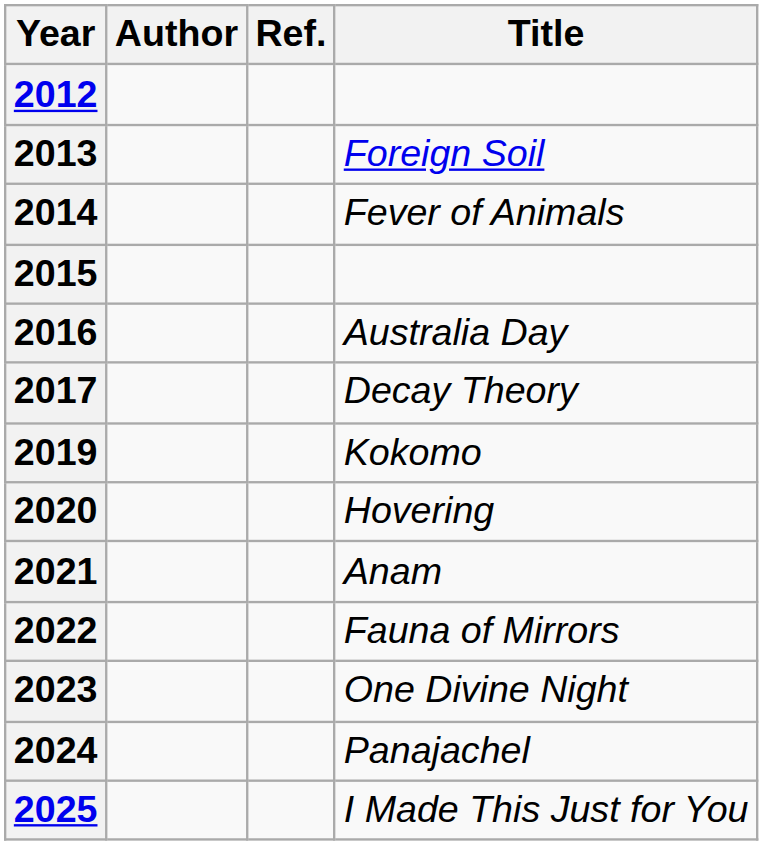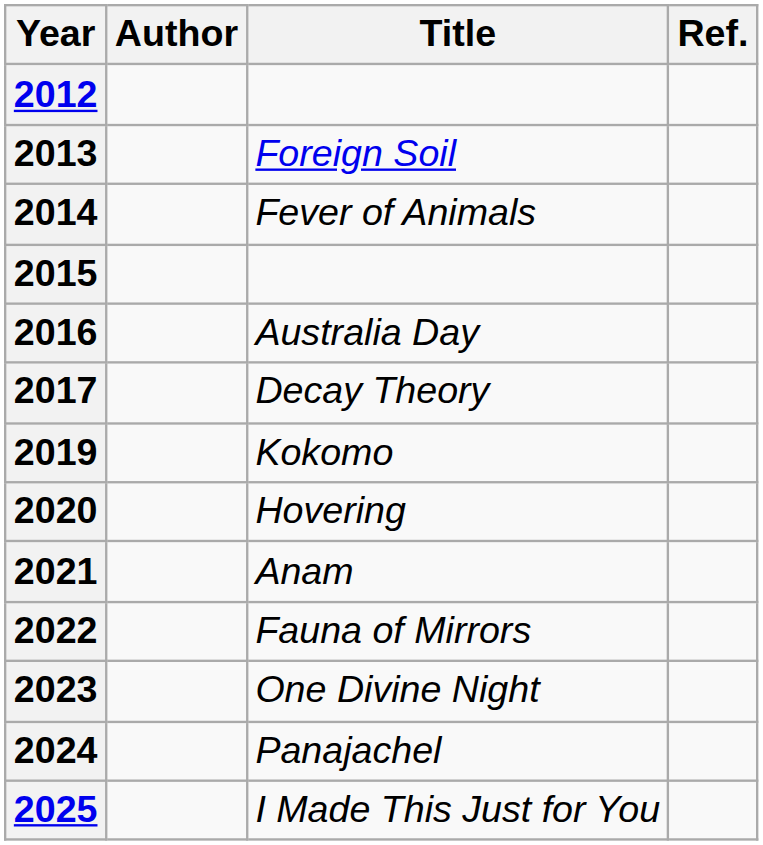columns swapped: (546, 34) <-> (291, 34)
